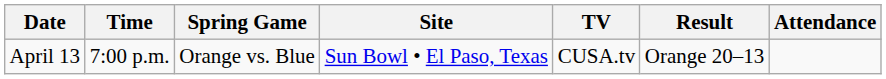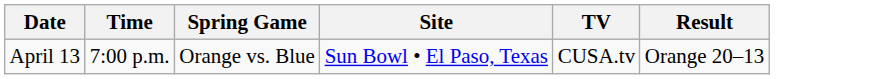- column: (825, 21)
